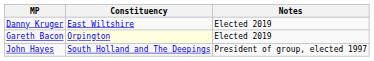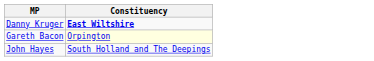- column: (291, 11)
(101, 24) normal -> (101, 24) bold
